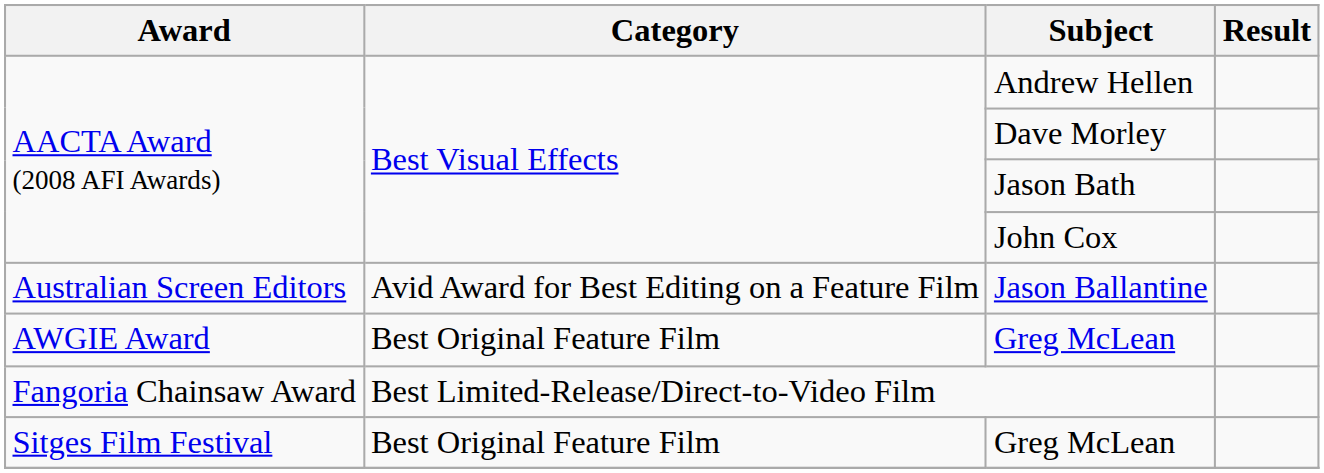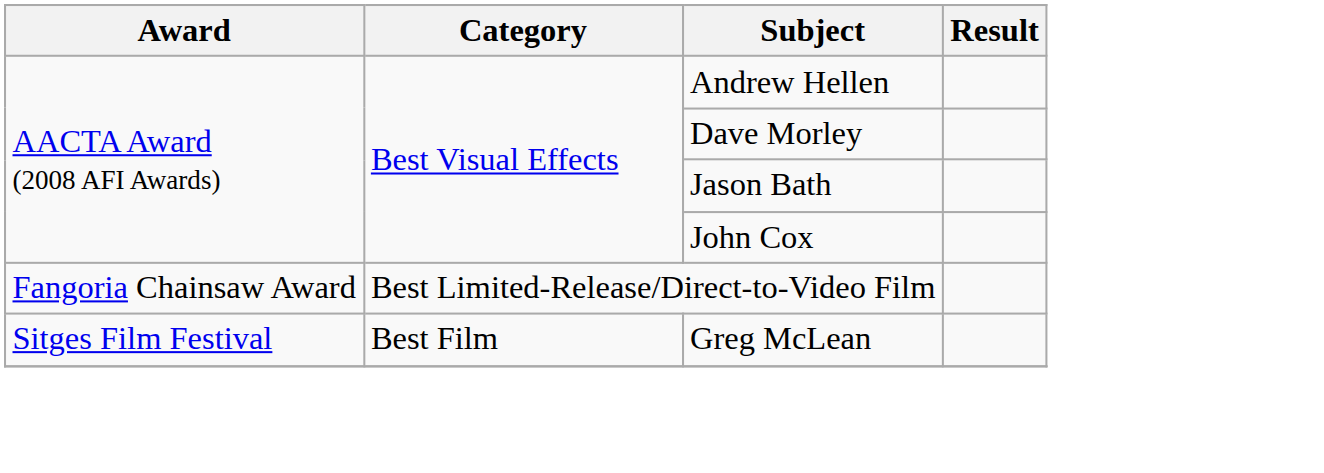- row: (179, 287)
- row: (111, 339)
(545, 442) Best Original Feature Film -> (435, 339) Best Film
